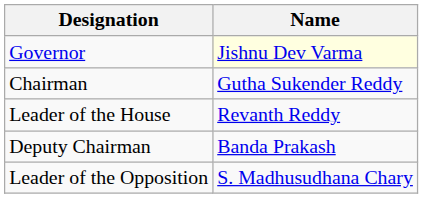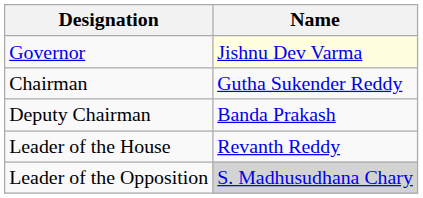rows swapped: (80, 146) <-> (90, 114)
(315, 177) no background -> (315, 177) lightgrey background
